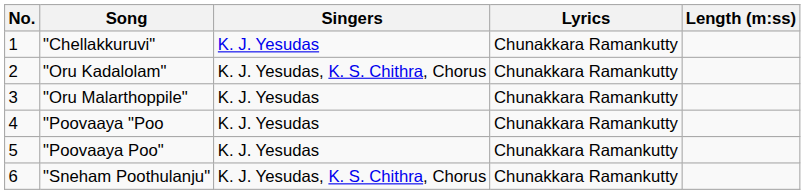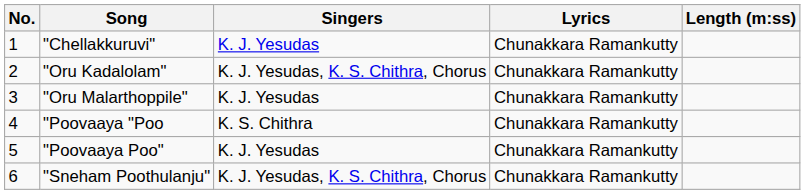(268, 124) K. J. Yesudas -> (265, 124) K. S. Chithra
